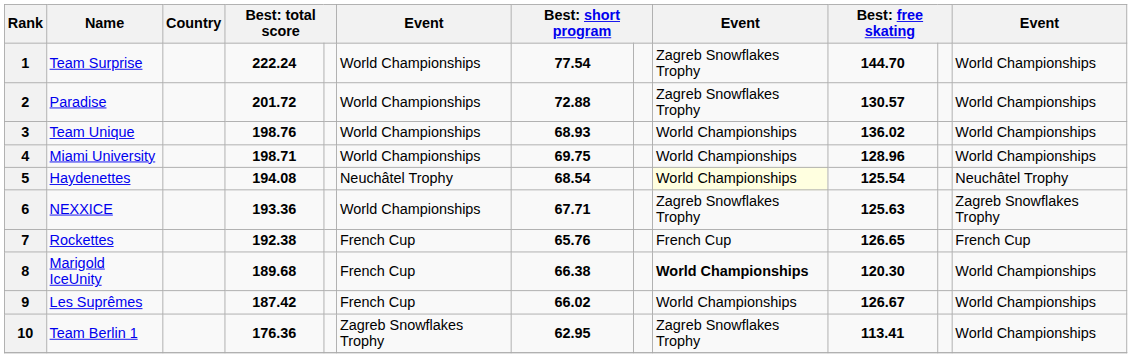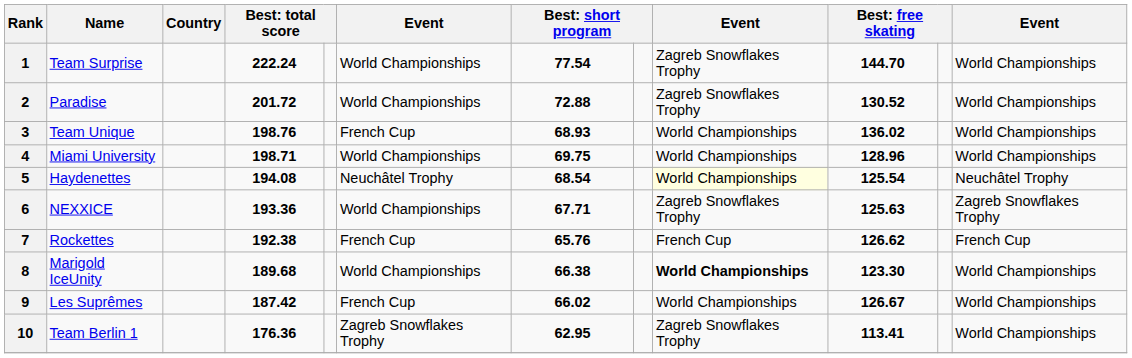(883, 102) 130.57 -> (883, 102) 130.52
(410, 133) World Championships -> (378, 133) French Cup
(883, 240) 126.65 -> (883, 240) 126.62
(378, 271) French Cup -> (410, 271) World Championships
(883, 271) 120.30 -> (883, 271) 123.30
